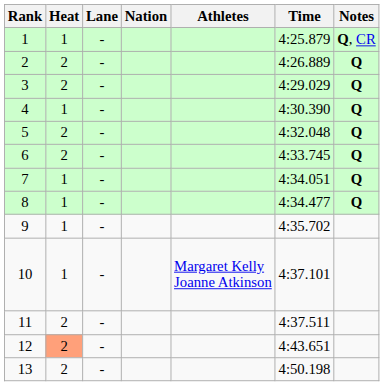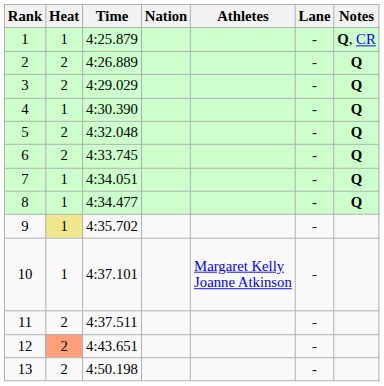columns swapped: (102, 16) <-> (305, 16)
(64, 226) no background -> (64, 226) khaki background
